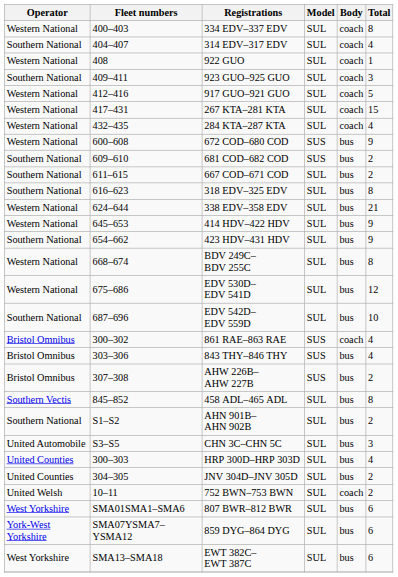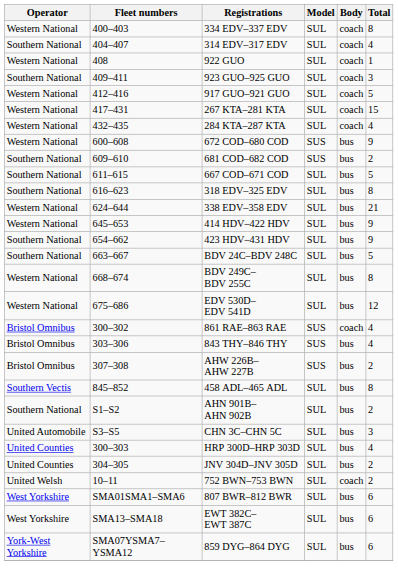(371, 175) 2 -> (371, 175) 5
+ row: (251, 256)
- row: (230, 317)
rows swapped: (247, 530) <-> (230, 558)
